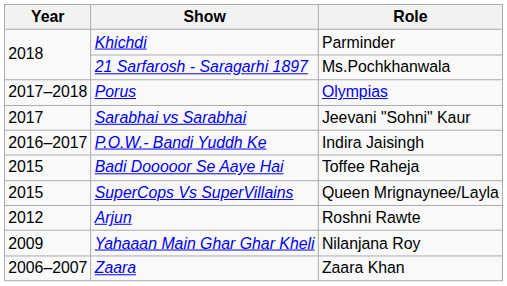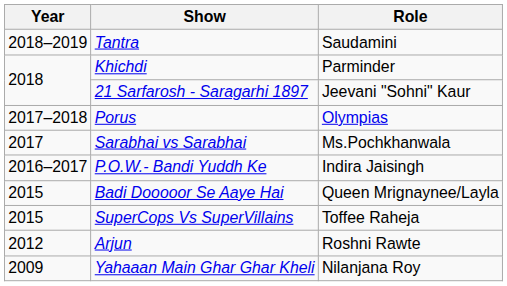+ row: (117, 42)
(386, 67) Ms.Pochkhanwala -> (396, 92) Jeevani "Sohni" Kaur
(396, 117) Jeevani "Sohni" Kaur -> (386, 142) Ms.Pochkhanwala
(371, 167) Toffee Raheja -> (410, 192) Queen Mrignaynee/Layla
(410, 192) Queen Mrignaynee/Layla -> (371, 218) Toffee Raheja
- row: (115, 268)
